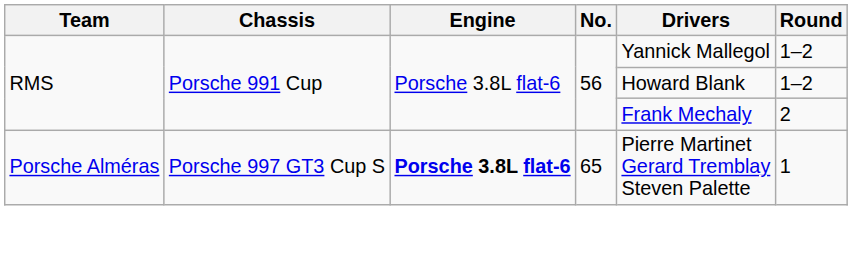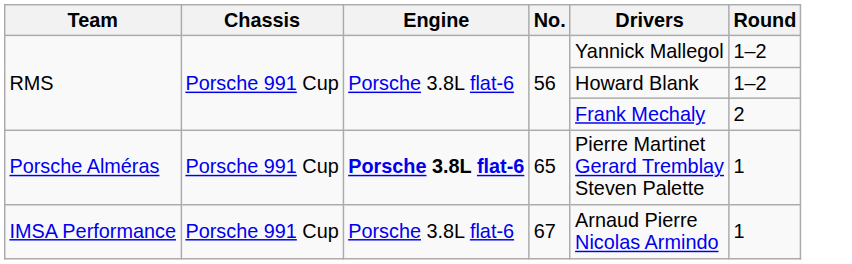(277, 167) Porsche 997 GT3 Cup S -> (262, 167) Porsche 991 Cup
+ row: (93, 231)
